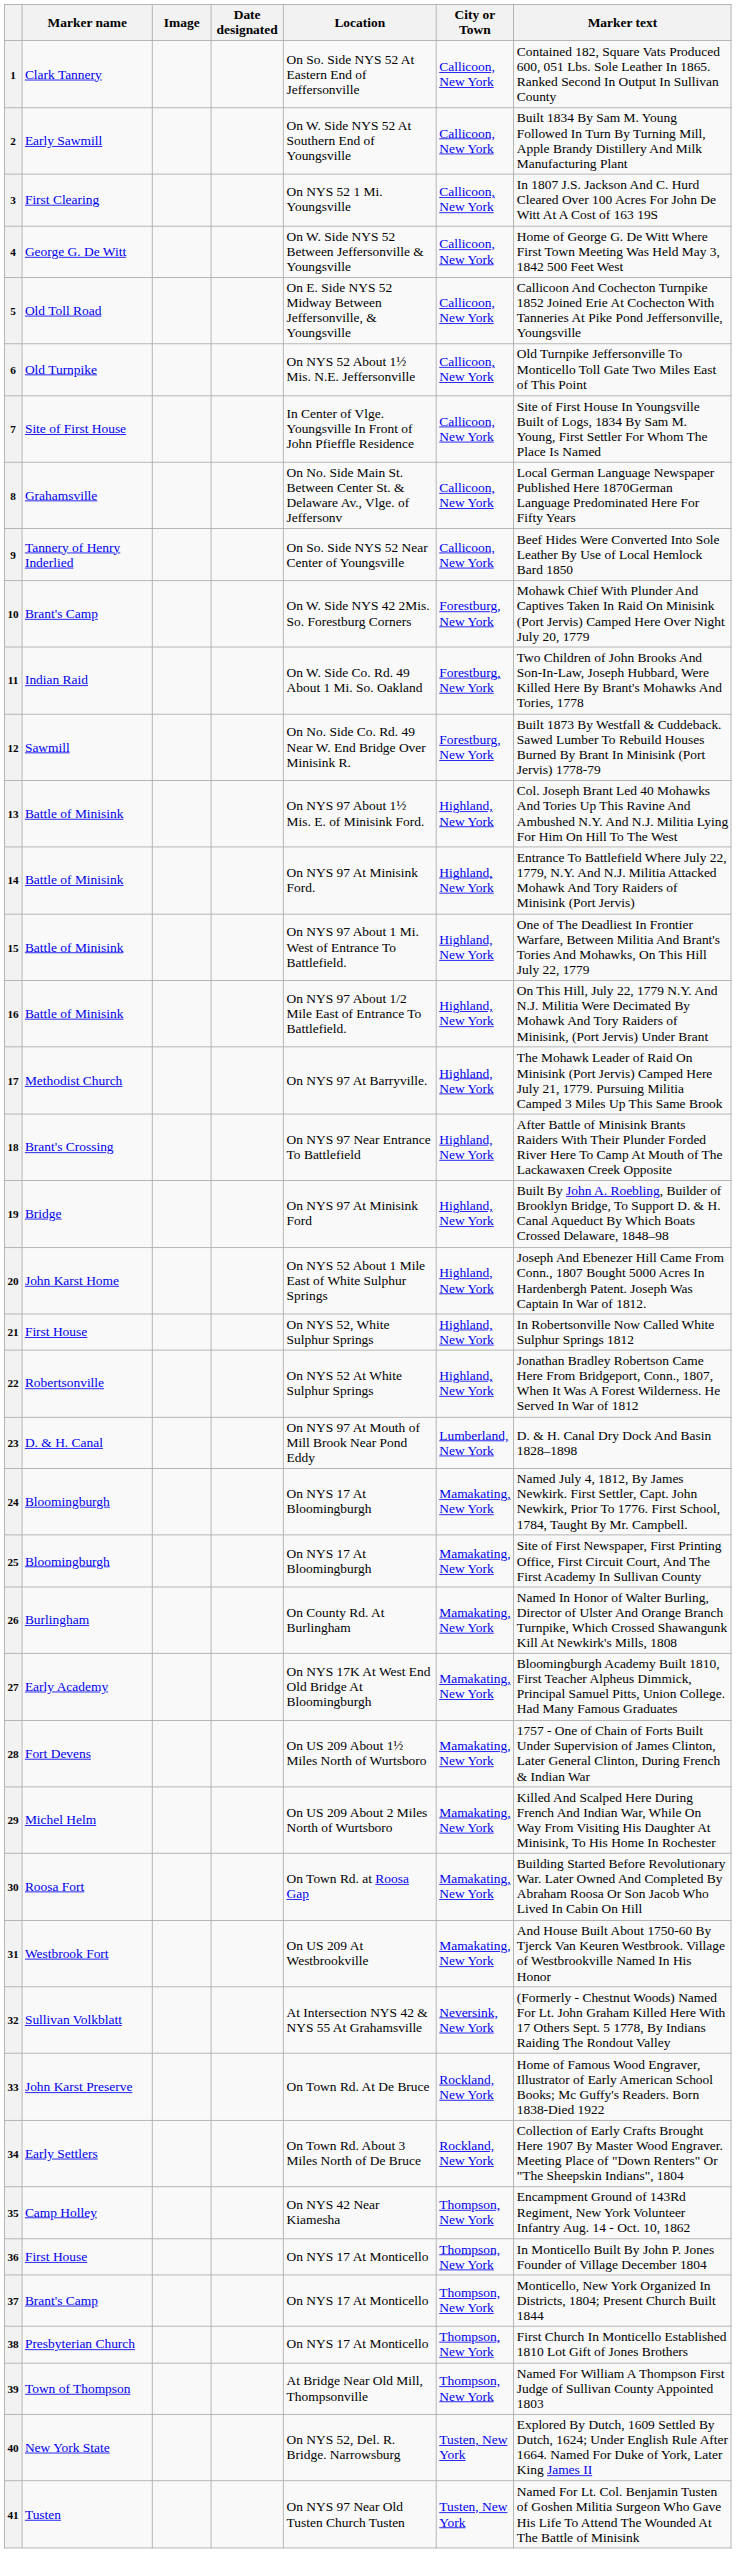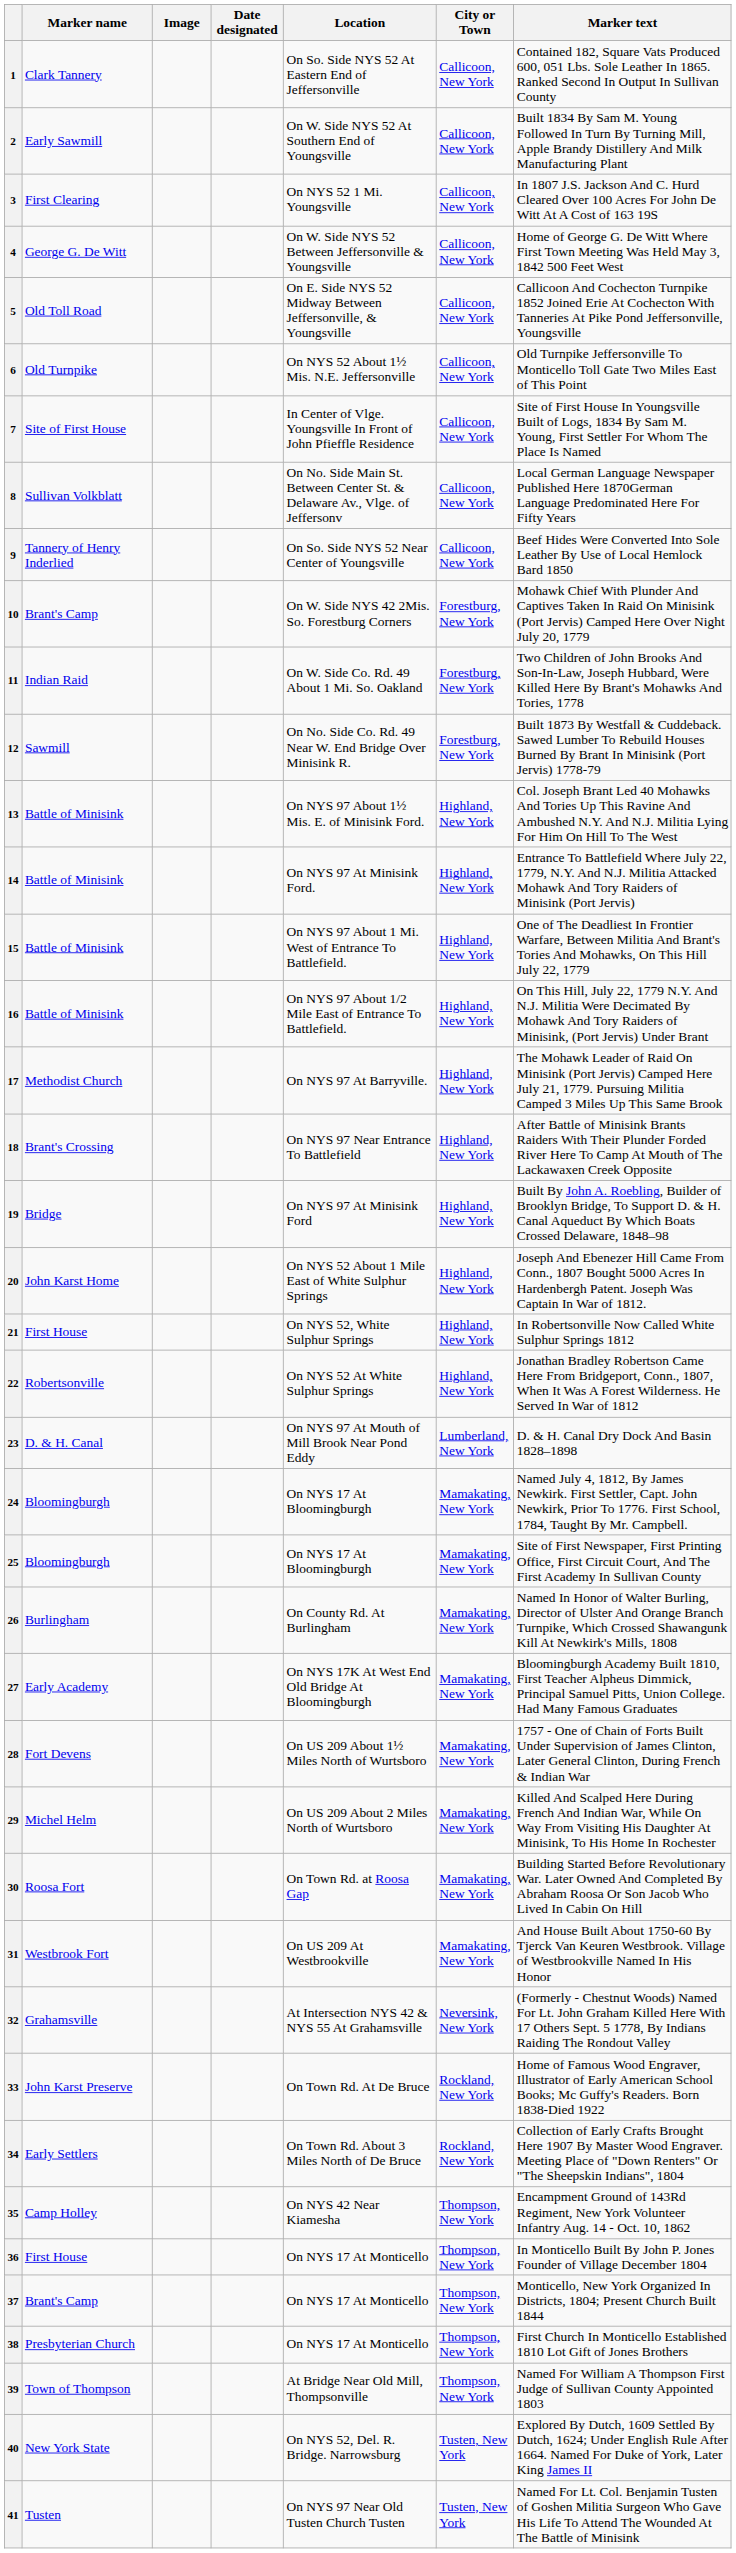(61, 495) Grahamsville -> (73, 495) Sullivan Volkblatt
(73, 2020) Sullivan Volkblatt -> (61, 2020) Grahamsville
